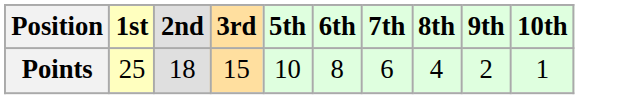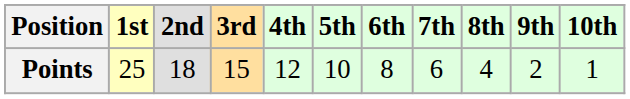+ column: (288, 26)
